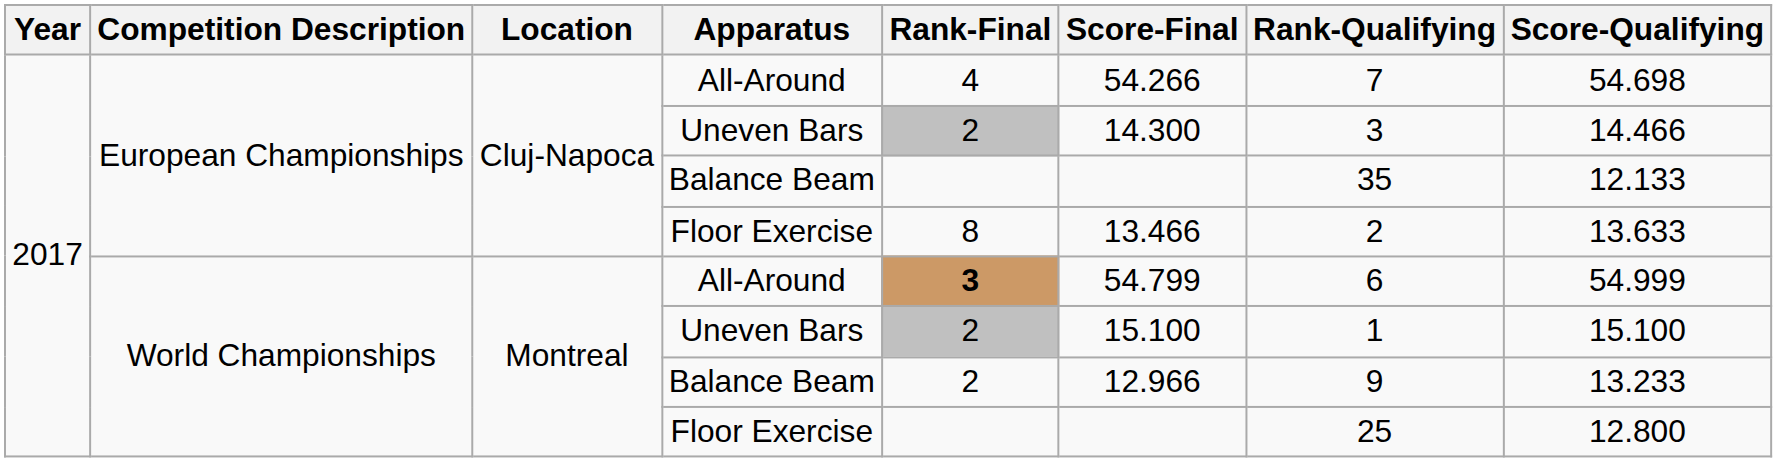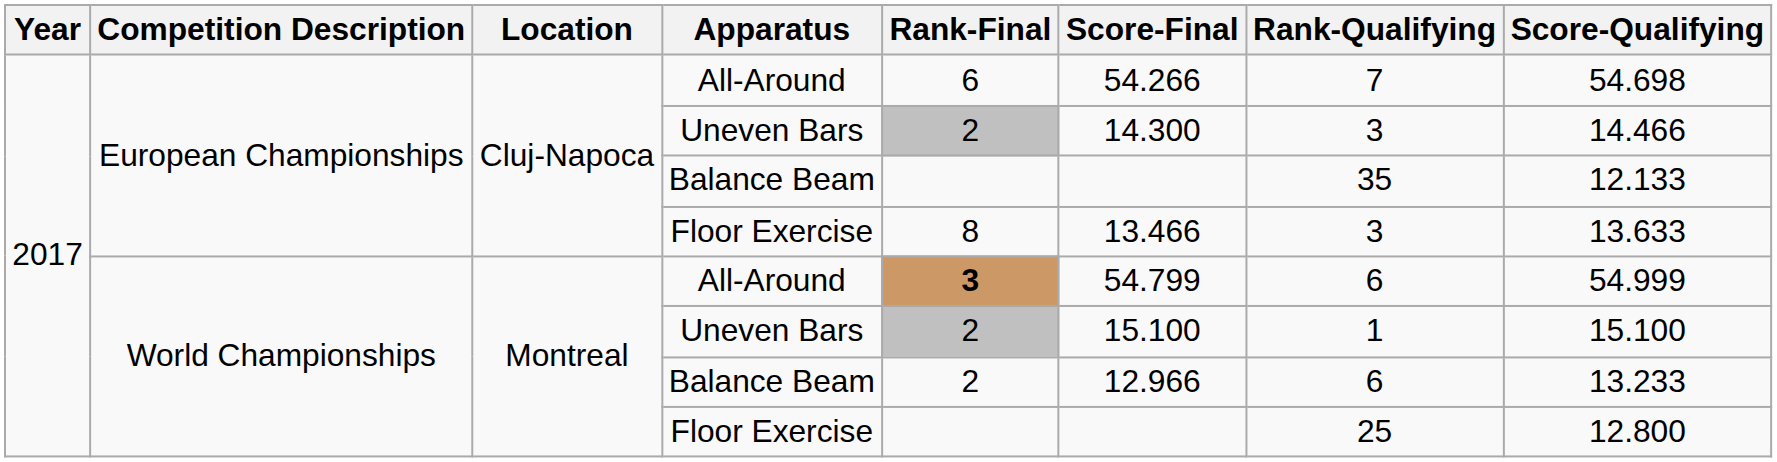(970, 79) 4 -> (970, 79) 6
(1375, 230) 2 -> (1375, 230) 3
(1375, 381) 9 -> (1375, 381) 6
